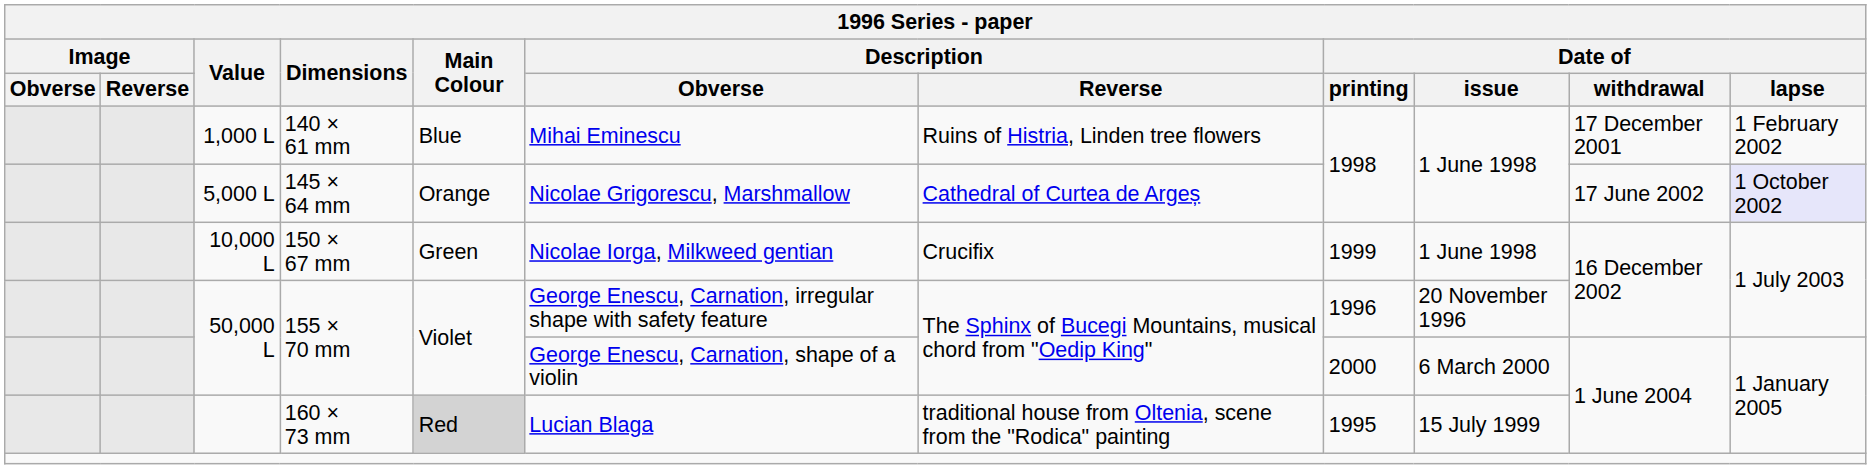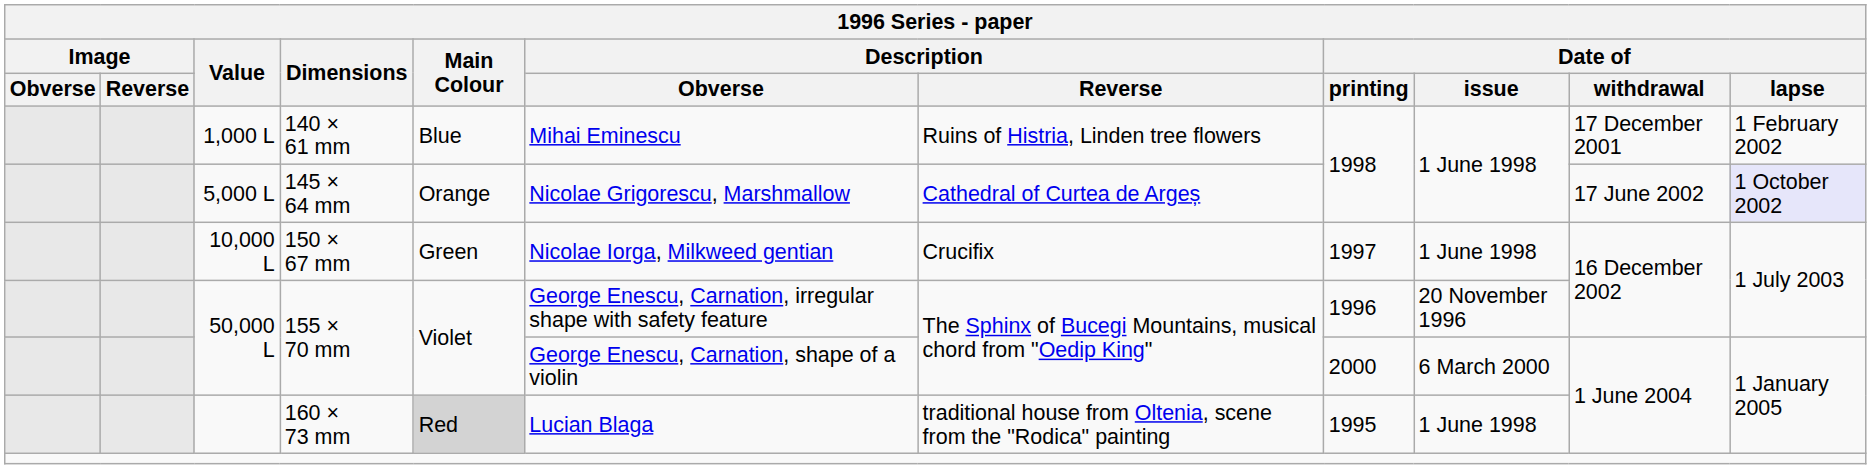(1353, 251) 1999 -> (1353, 251) 1997
(1479, 424) 15 July 1999 -> (1478, 424) 1 June 1998
